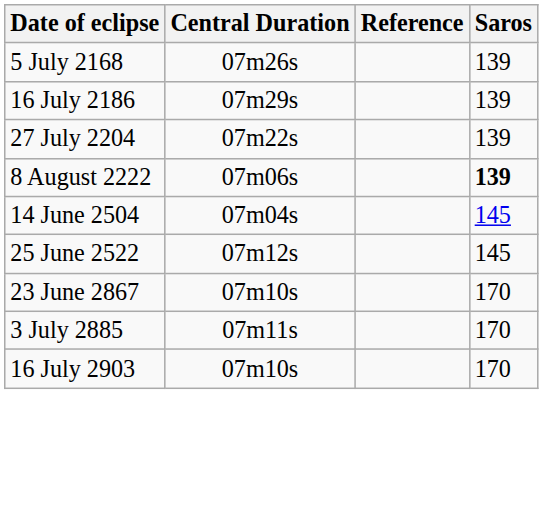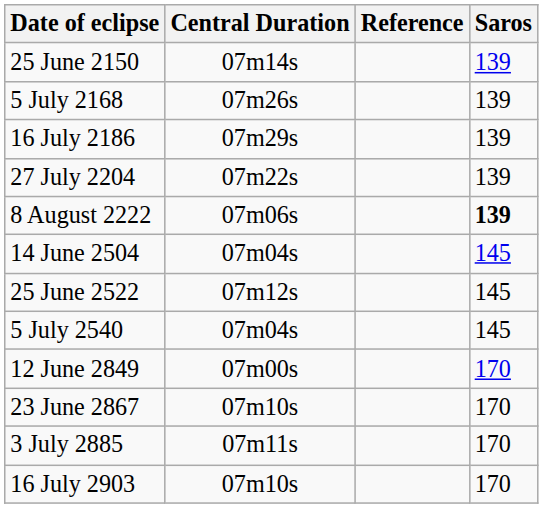+ row: (75, 61)
+ row: (67, 330)
+ row: (75, 368)
